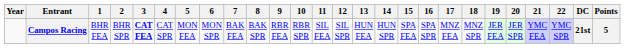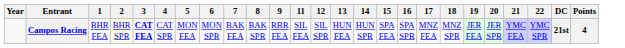- column: (301, 11)
(122, 30) no background -> (122, 30) lightyellow background
(606, 30) 5 -> (585, 30) 4
